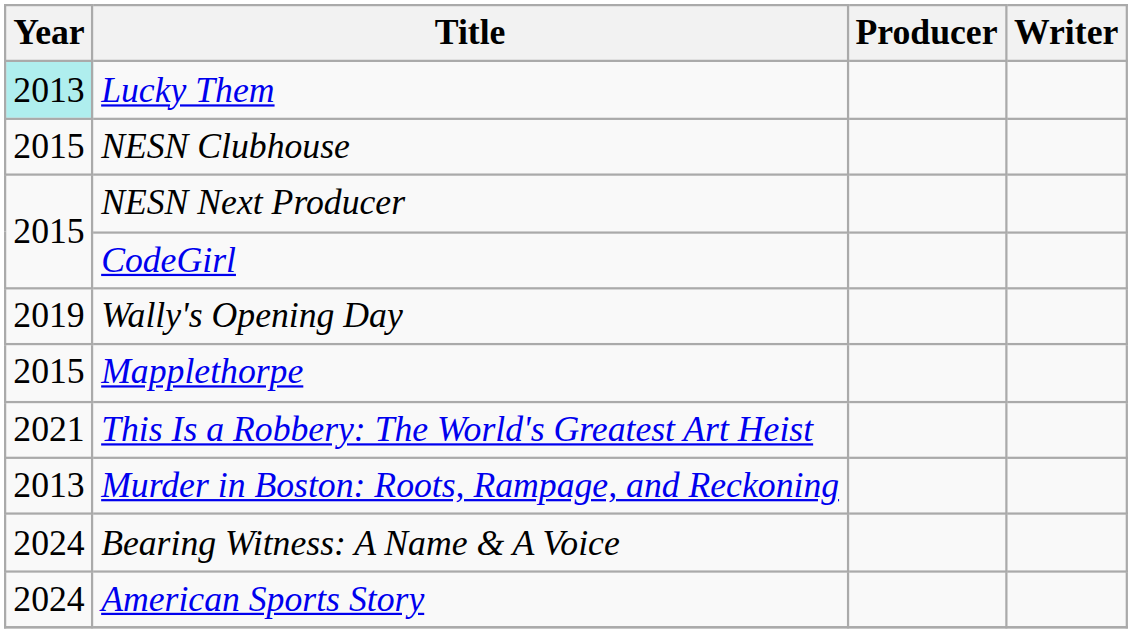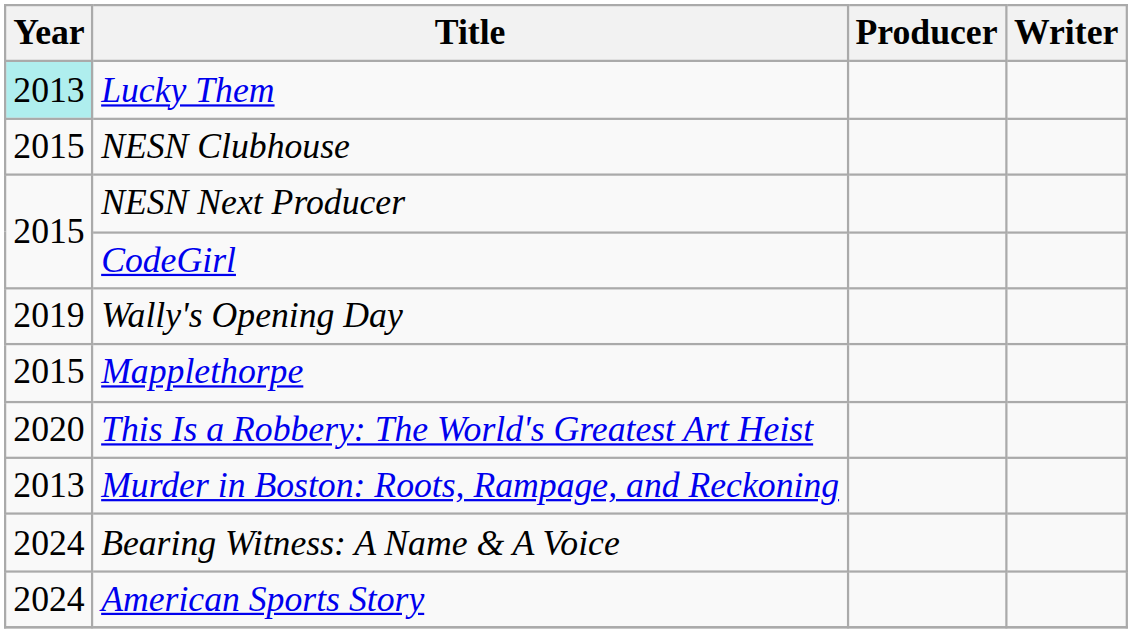(49, 428) 2021 -> (49, 428) 2020
